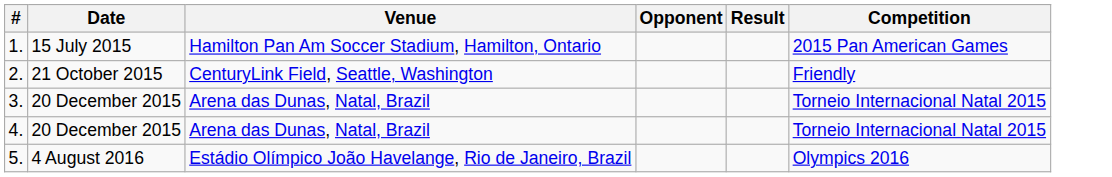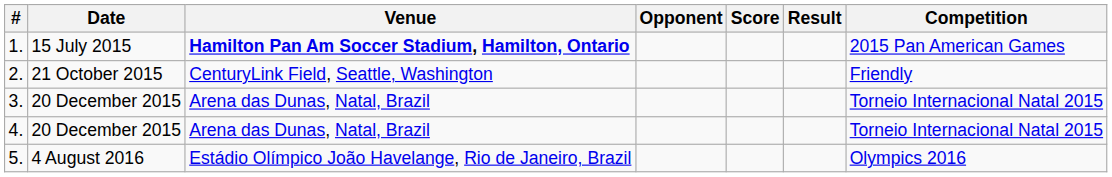+ column: (755, 18)
(395, 46) normal -> (409, 46) bold
